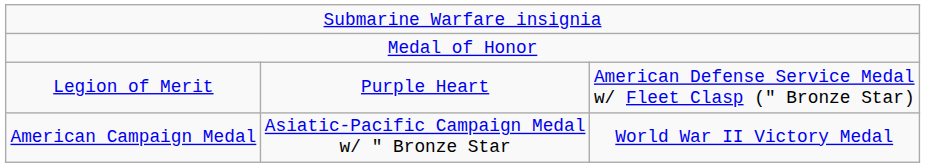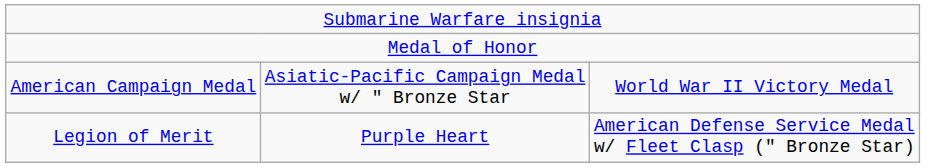rows swapped: (133, 88) <-> (133, 137)
